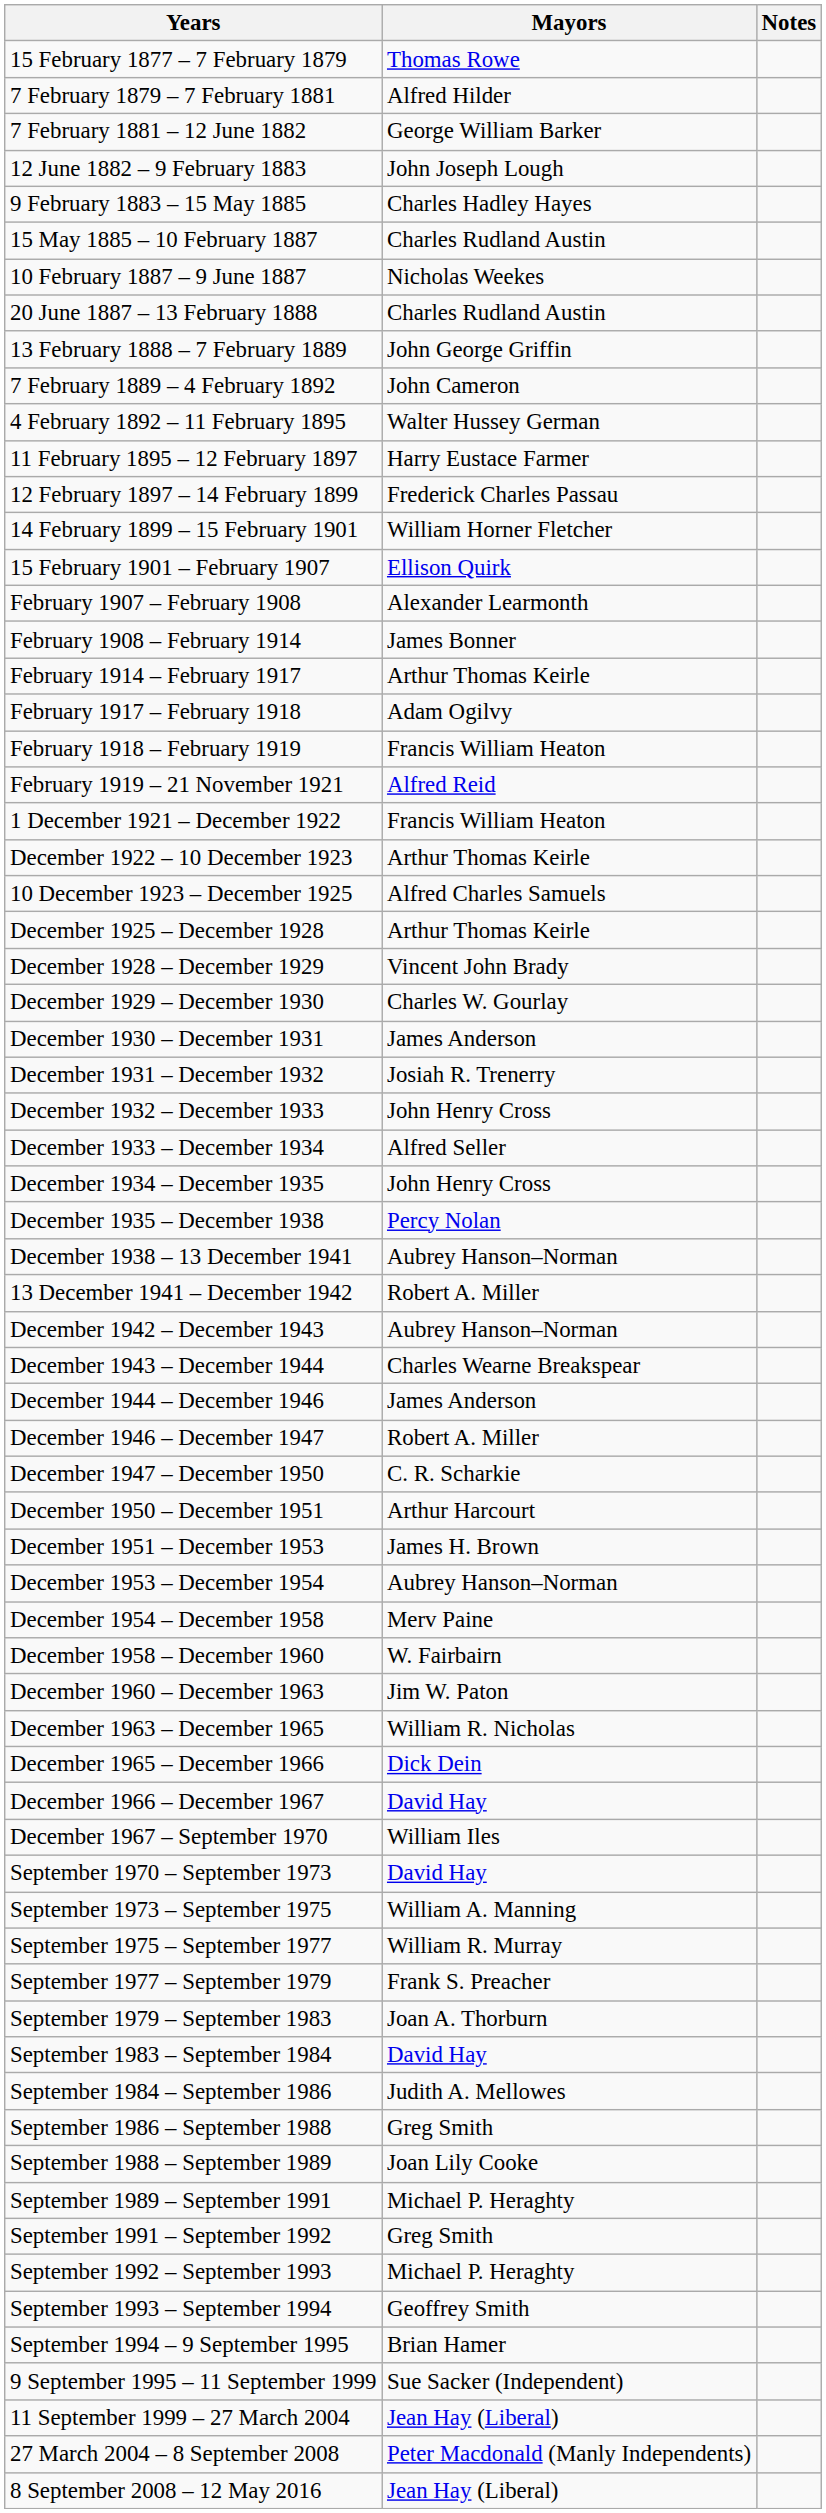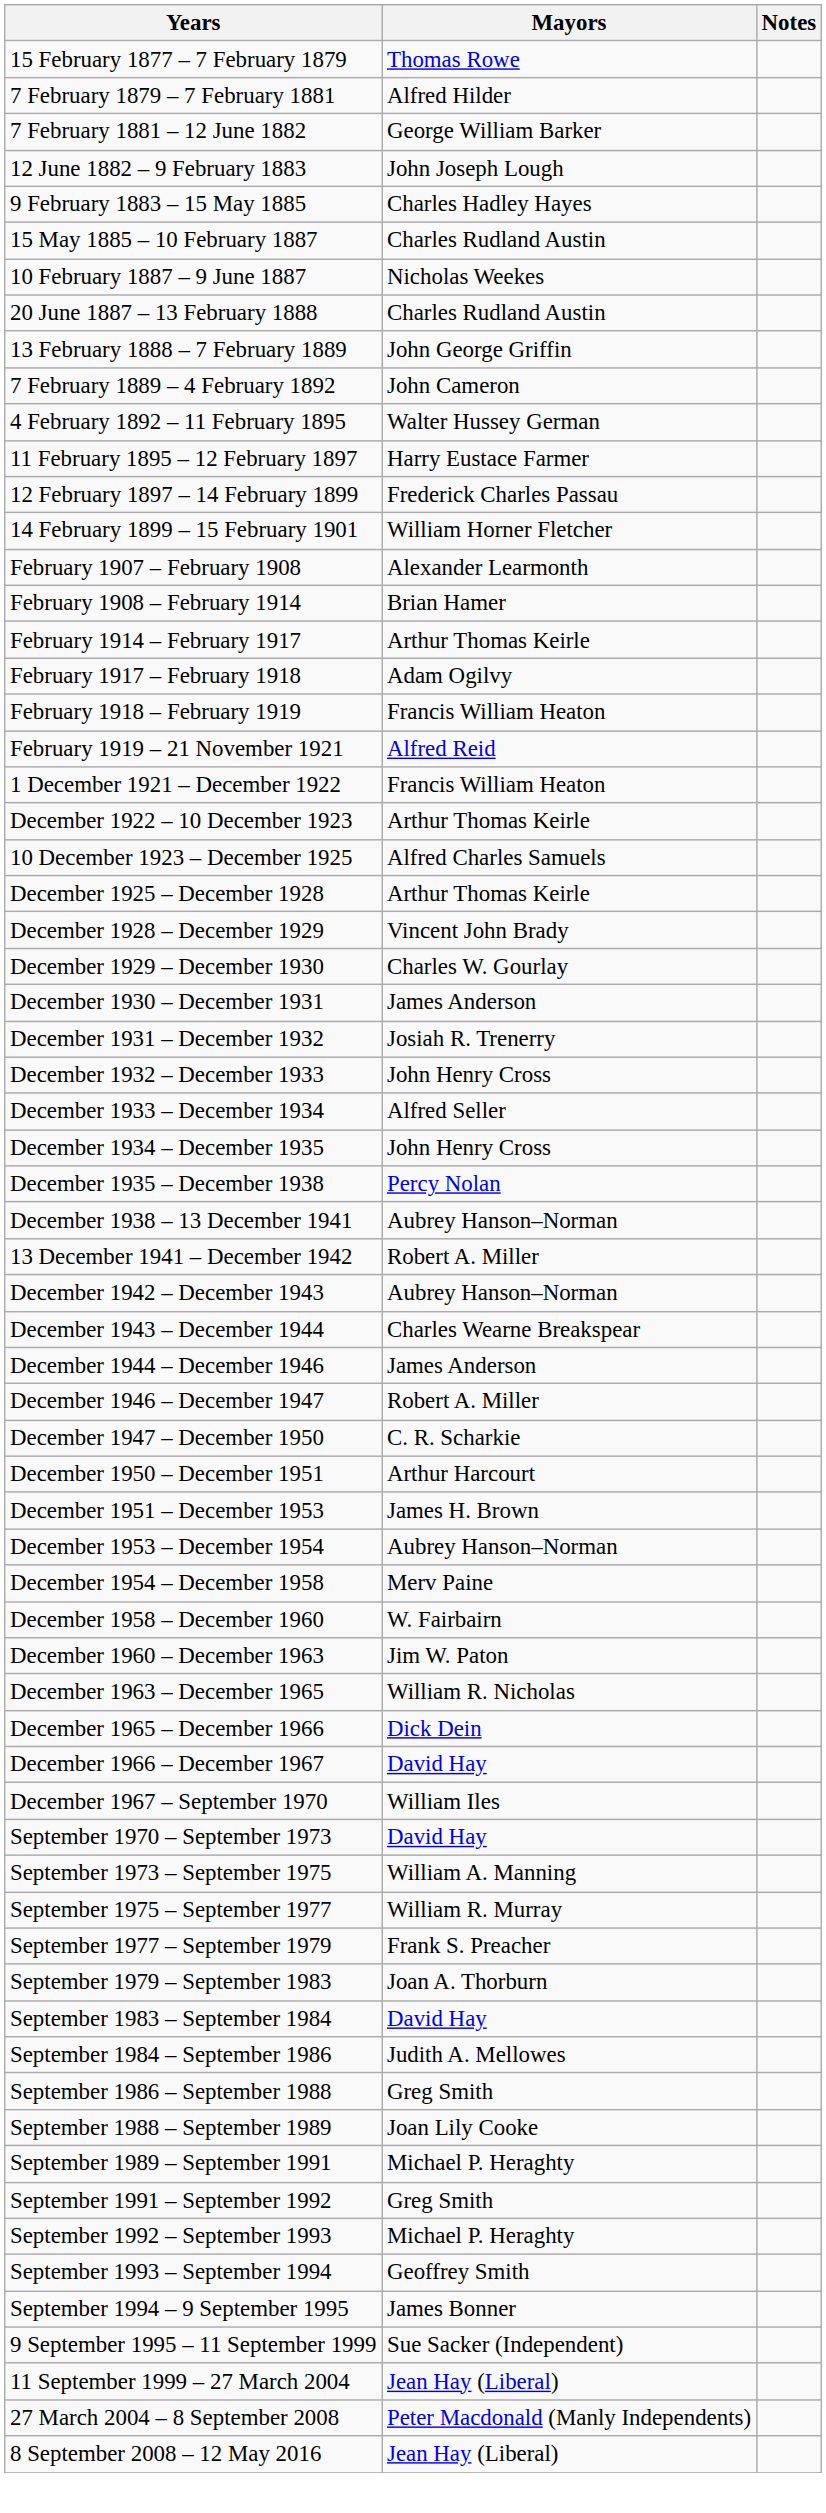- row: (170, 566)
(451, 639) James Bonner -> (446, 603) Brian Hamer
(446, 2344) Brian Hamer -> (451, 2308) James Bonner
